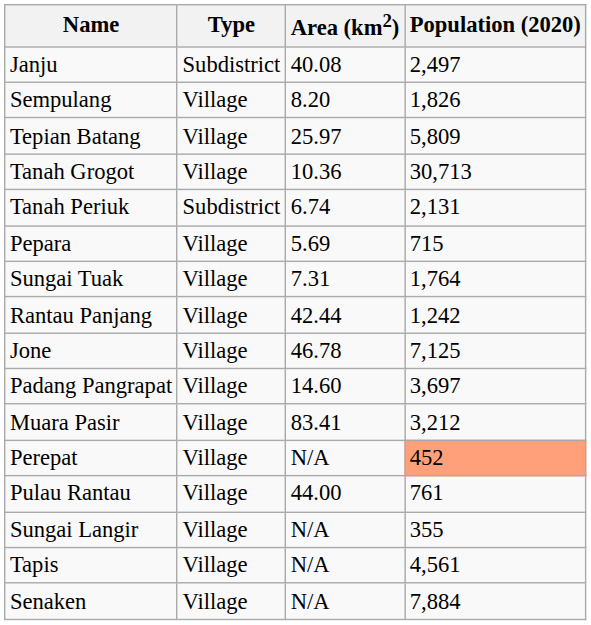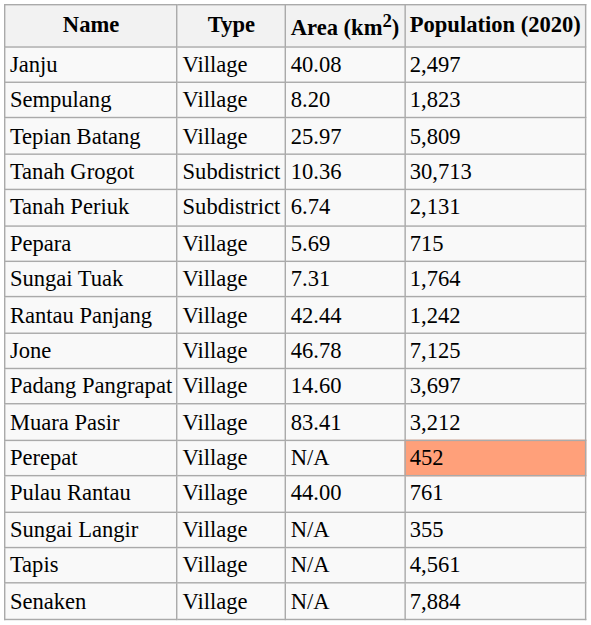(231, 64) Subdistrict -> (215, 64) Village
(435, 100) 1,826 -> (435, 100) 1,823
(215, 171) Village -> (231, 171) Subdistrict
